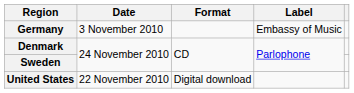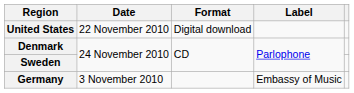rows swapped: (41, 79) <-> (41, 29)
